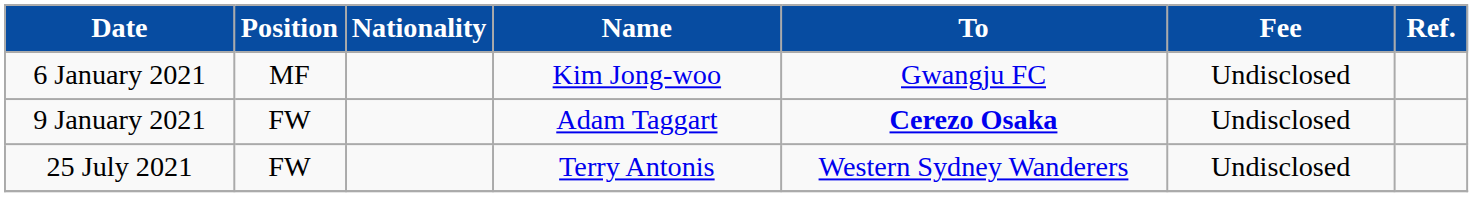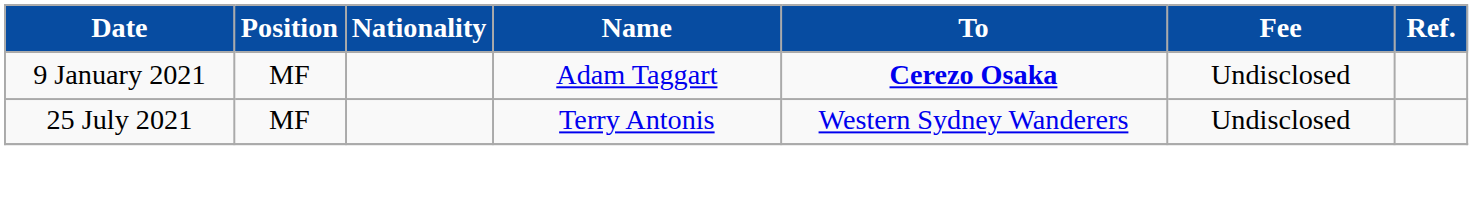- row: (119, 74)
(289, 121) FW -> (289, 74) MF
(289, 167) FW -> (289, 121) MF
